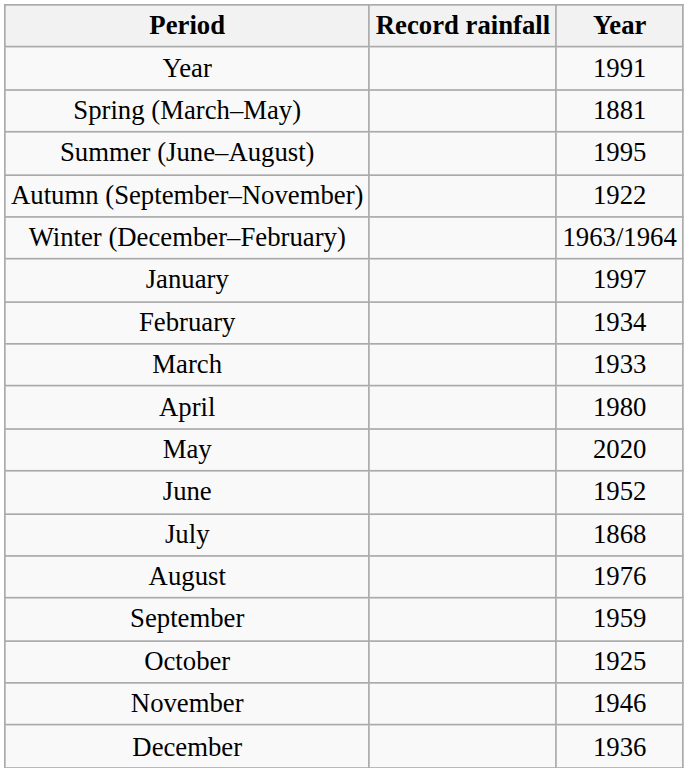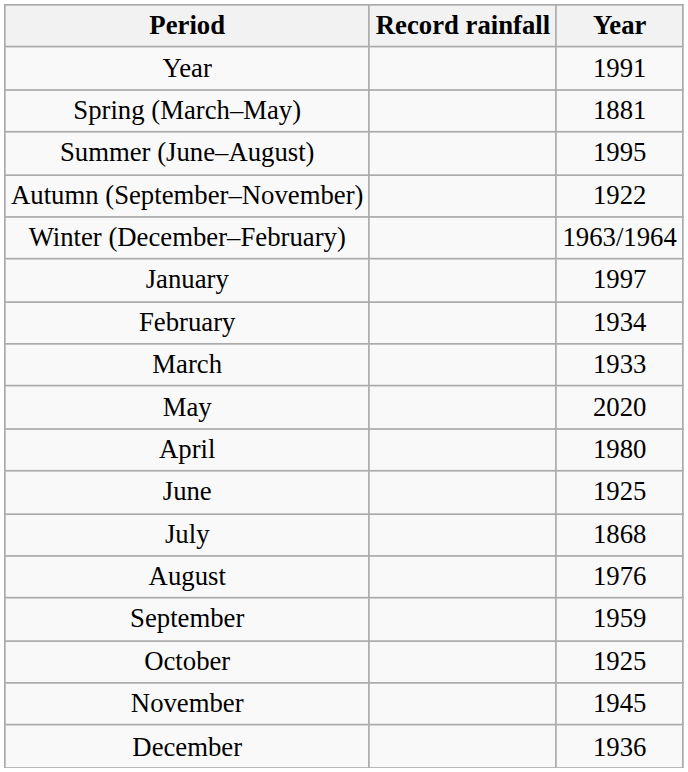rows swapped: (187, 407) <-> (187, 449)
(620, 491) 1952 -> (620, 491) 1925
(620, 703) 1946 -> (620, 703) 1945
